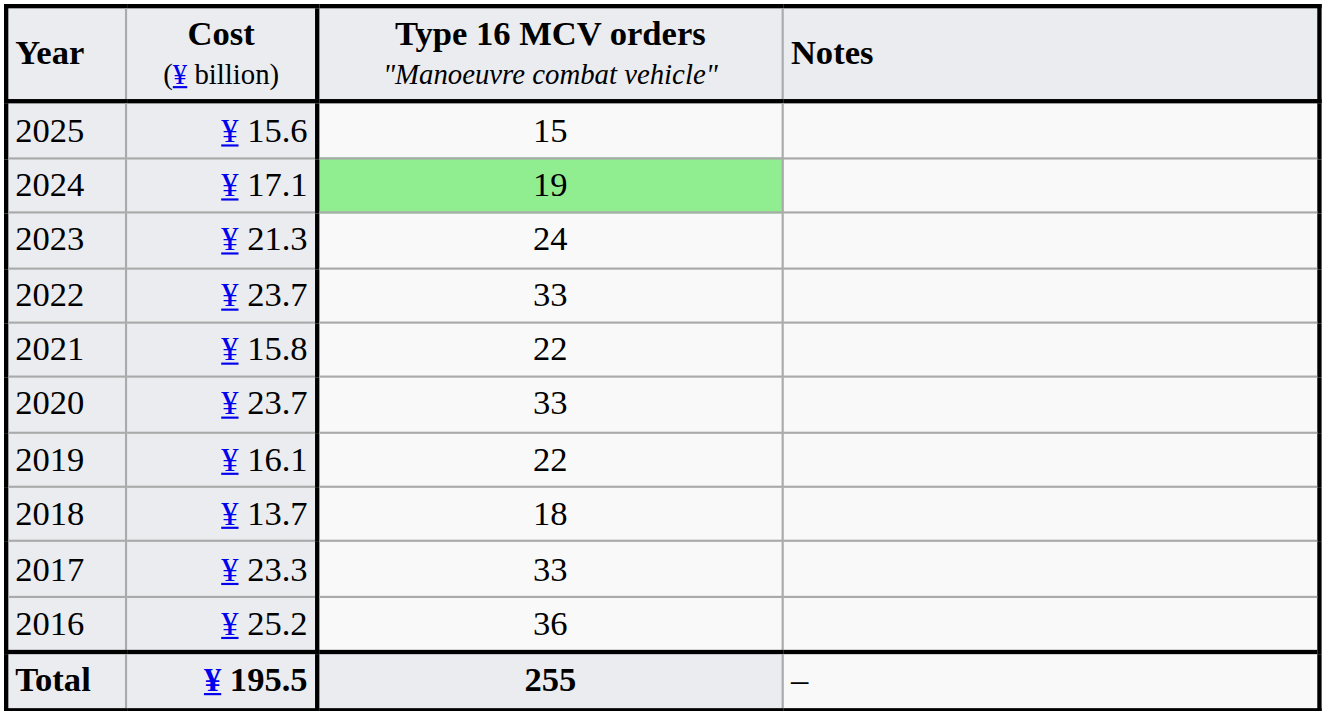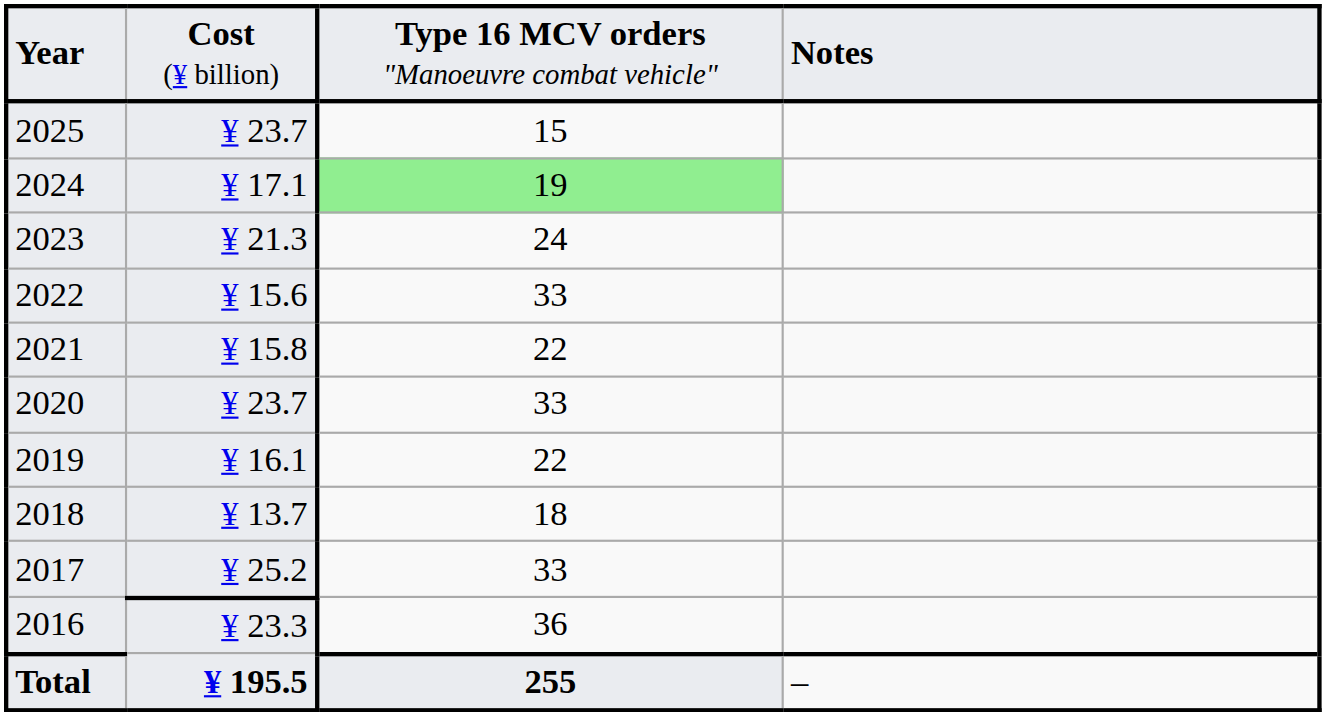(264, 129) ¥ 15.6 -> (264, 129) ¥ 23.7
(264, 294) ¥ 23.7 -> (264, 294) ¥ 15.6
(264, 568) ¥ 23.3 -> (264, 568) ¥ 25.2
(264, 623) ¥ 25.2 -> (264, 625) ¥ 23.3
